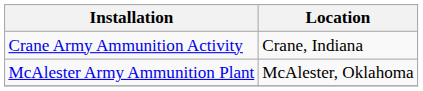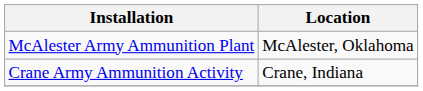rows swapped: (126, 45) <-> (131, 72)
